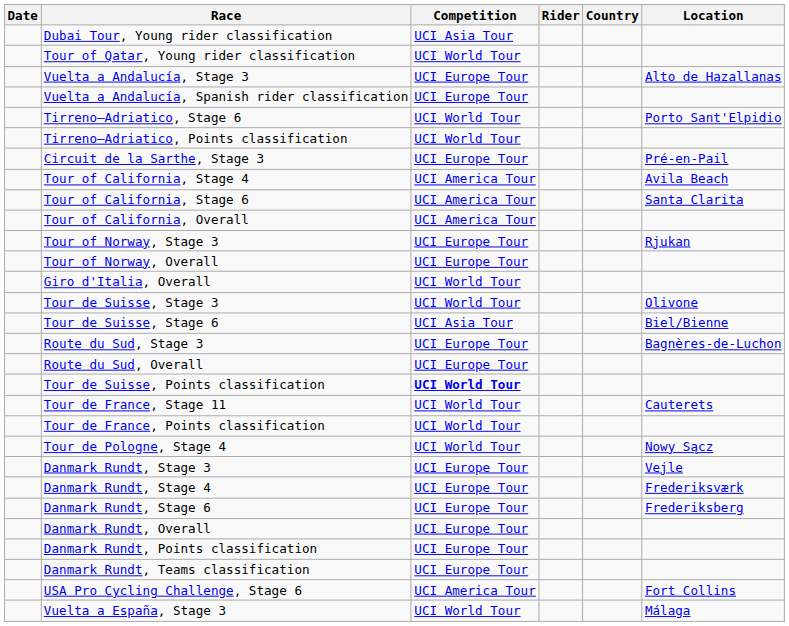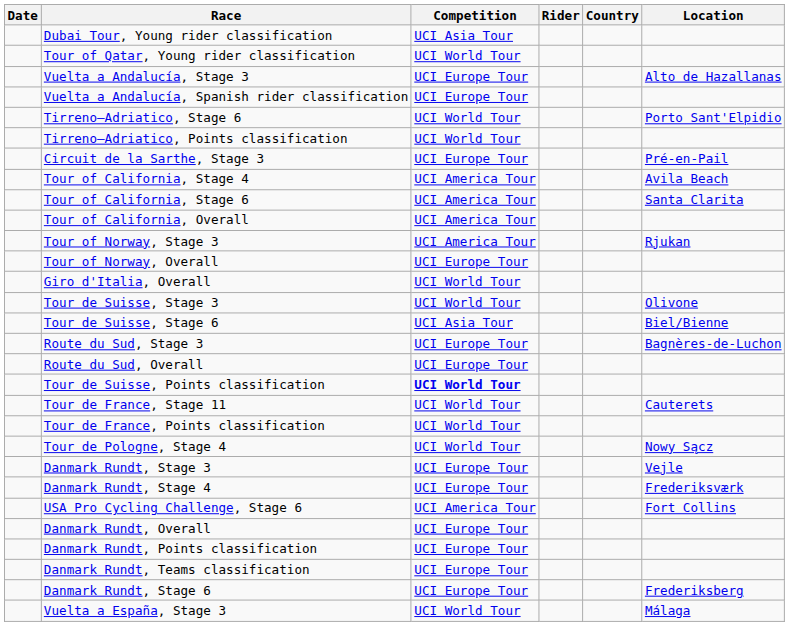(471, 241) UCI Europe Tour -> (475, 241) UCI America Tour
rows swapped: (127, 508) <-> (173, 590)
